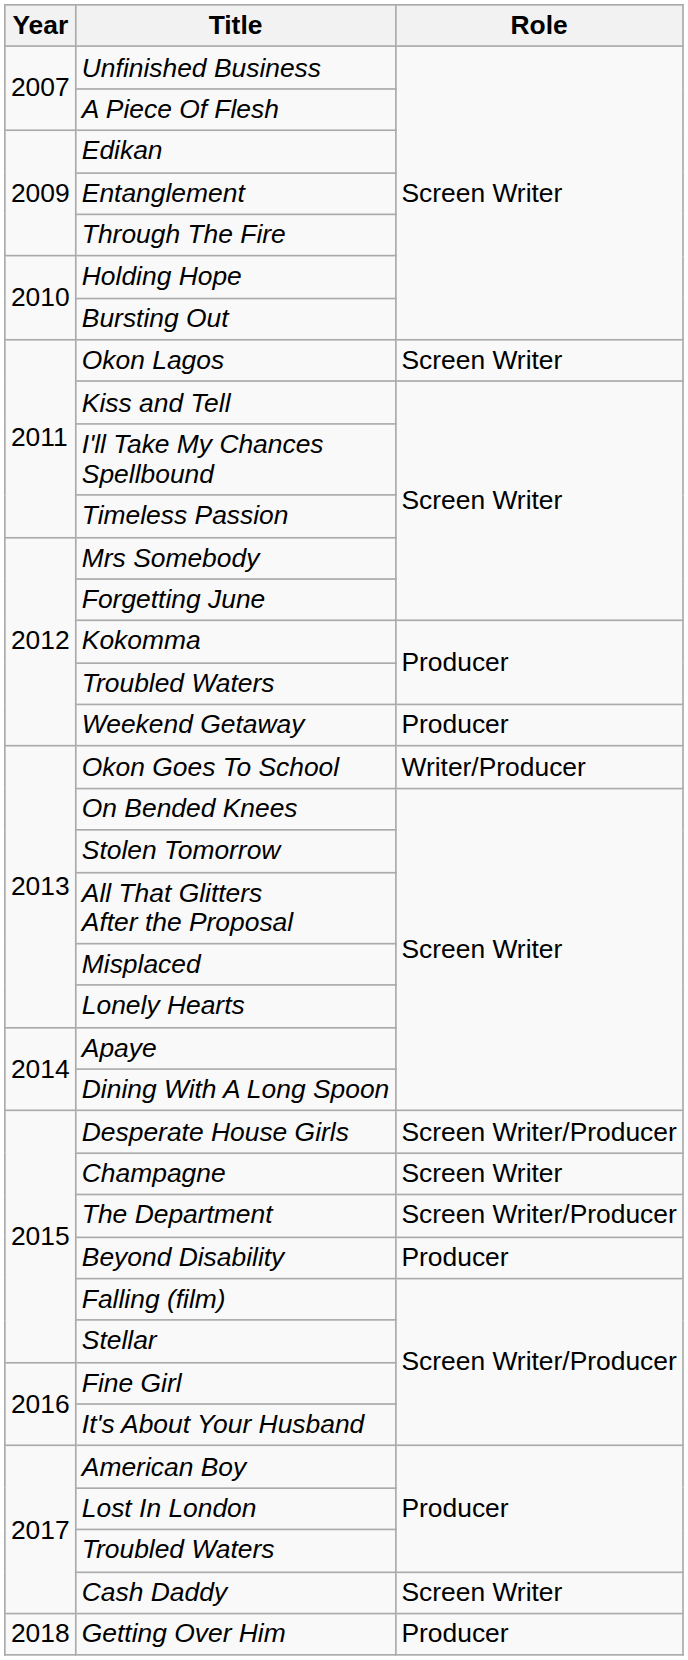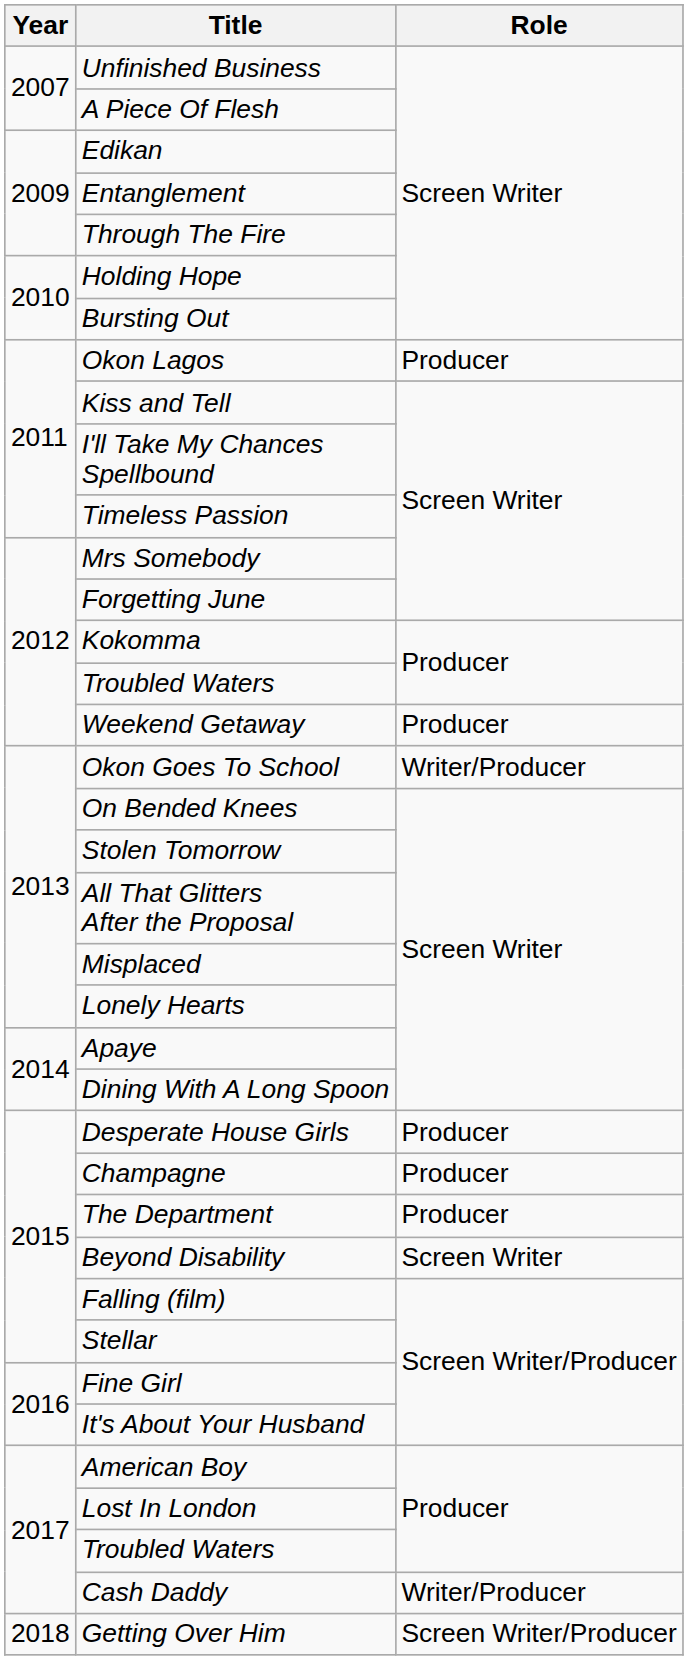(482, 360) Screen Writer -> (455, 360) Producer
(539, 1131) Screen Writer/Producer -> (455, 1131) Producer
(482, 1173) Screen Writer -> (455, 1173) Producer
(539, 1215) Screen Writer/Producer -> (455, 1215) Producer
(455, 1257) Producer -> (482, 1257) Screen Writer
(482, 1592) Screen Writer -> (494, 1592) Writer/Producer
(455, 1633) Producer -> (539, 1633) Screen Writer/Producer
